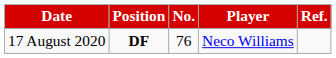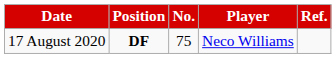(184, 41) 76 -> (184, 41) 75
